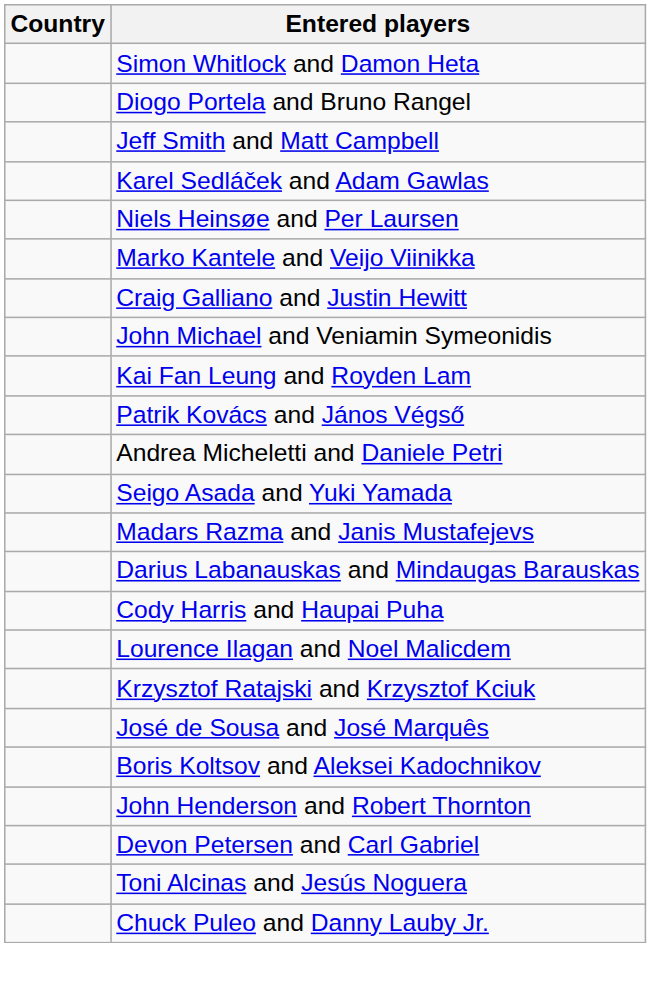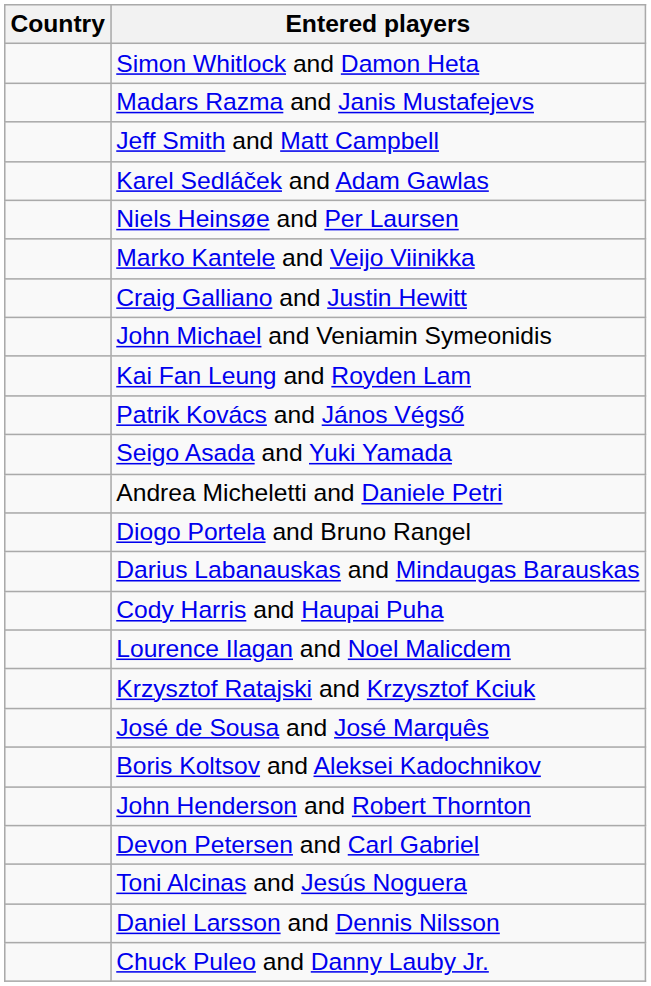rows swapped: (294, 102) <-> (325, 532)
rows swapped: (309, 453) <-> (284, 492)
+ row: (308, 922)
